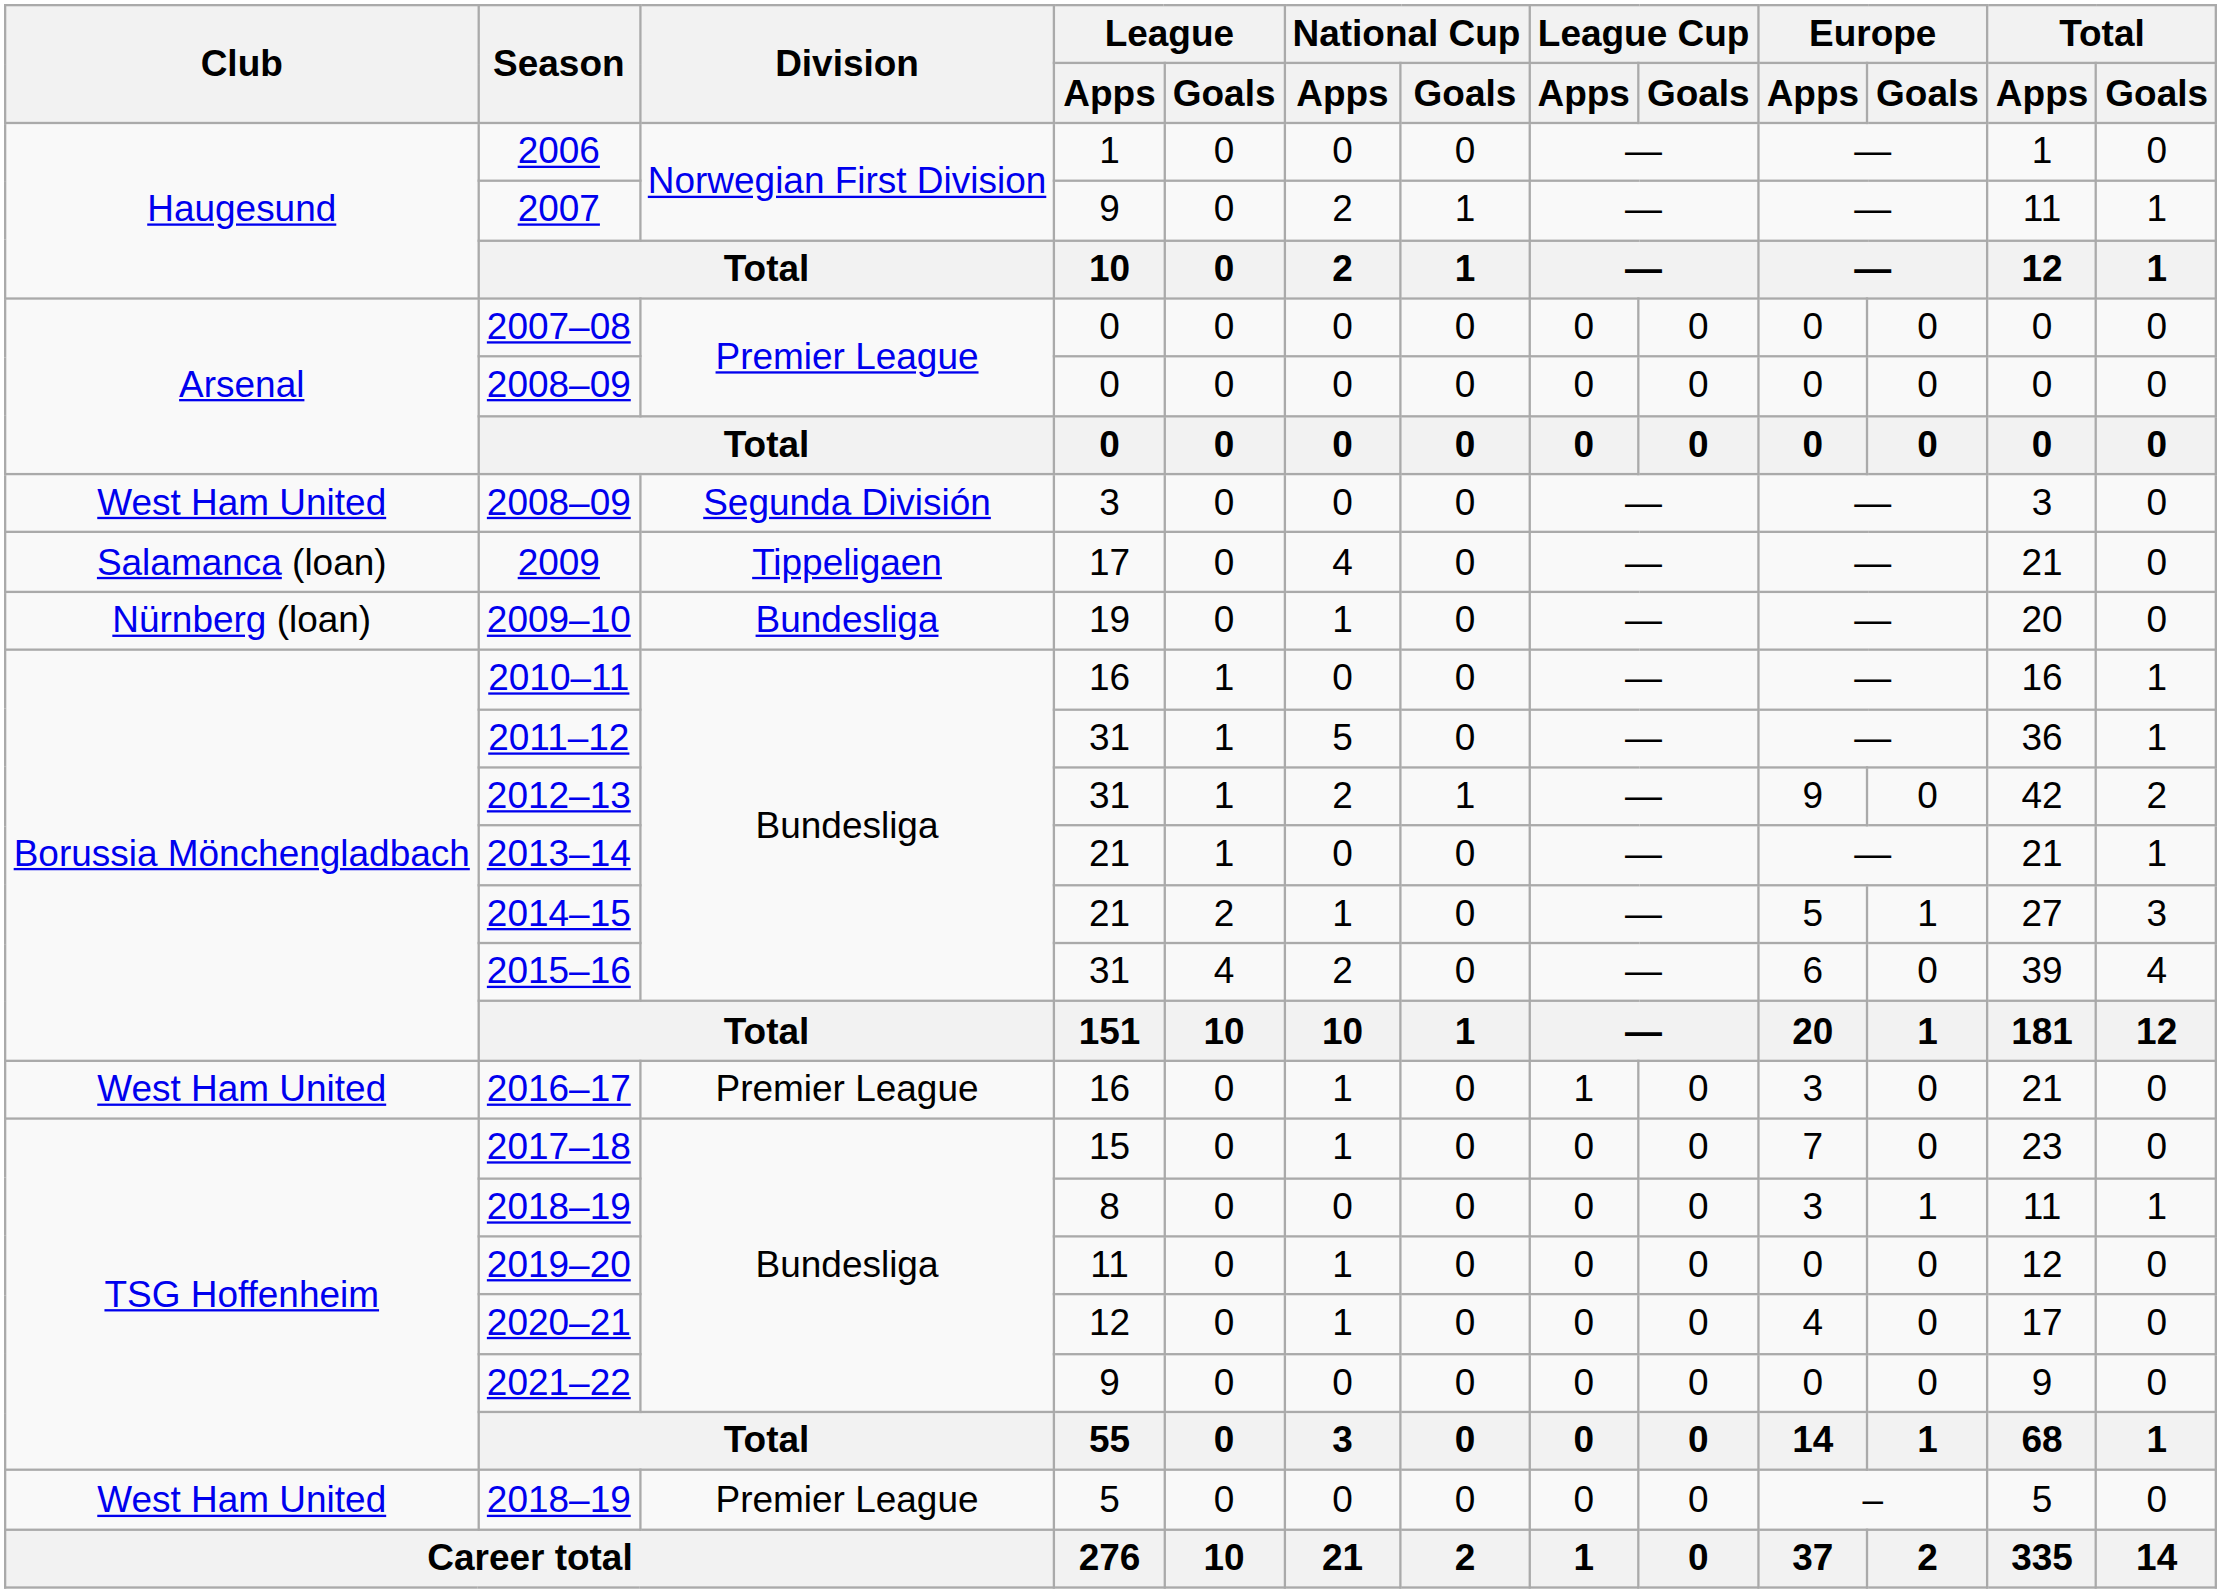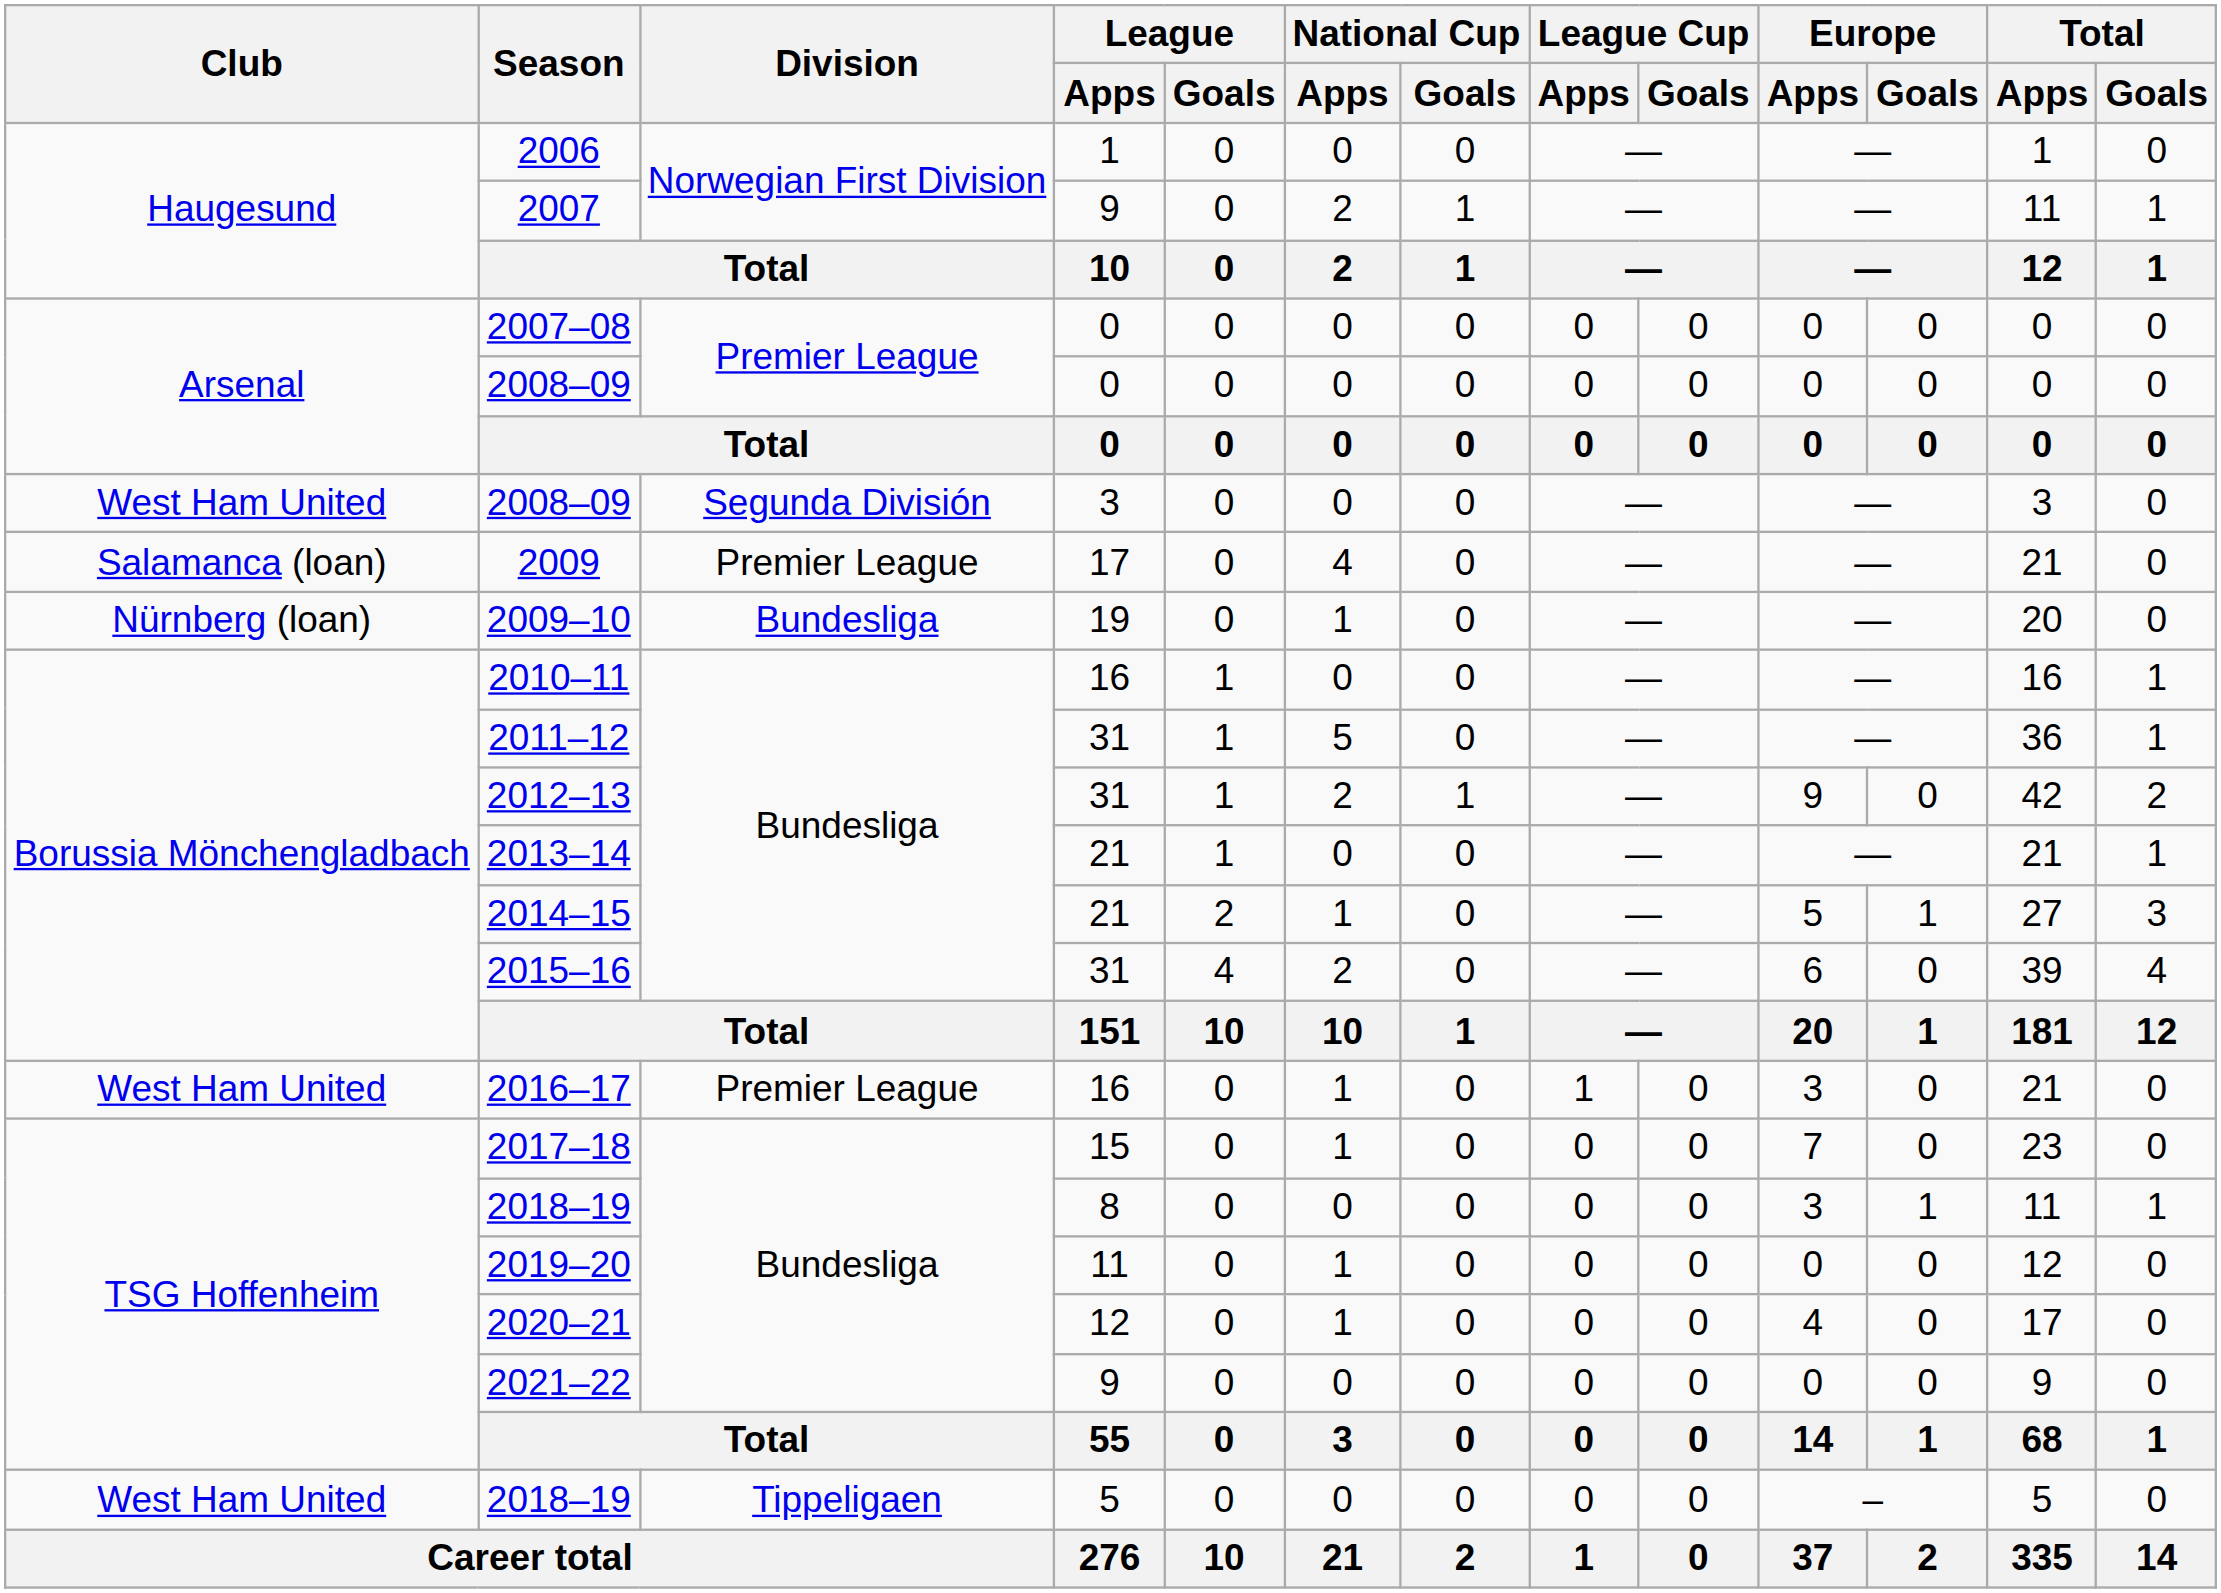(847, 561) Tippeligaen -> (847, 561) Premier League
(847, 1499) Premier League -> (847, 1499) Tippeligaen
